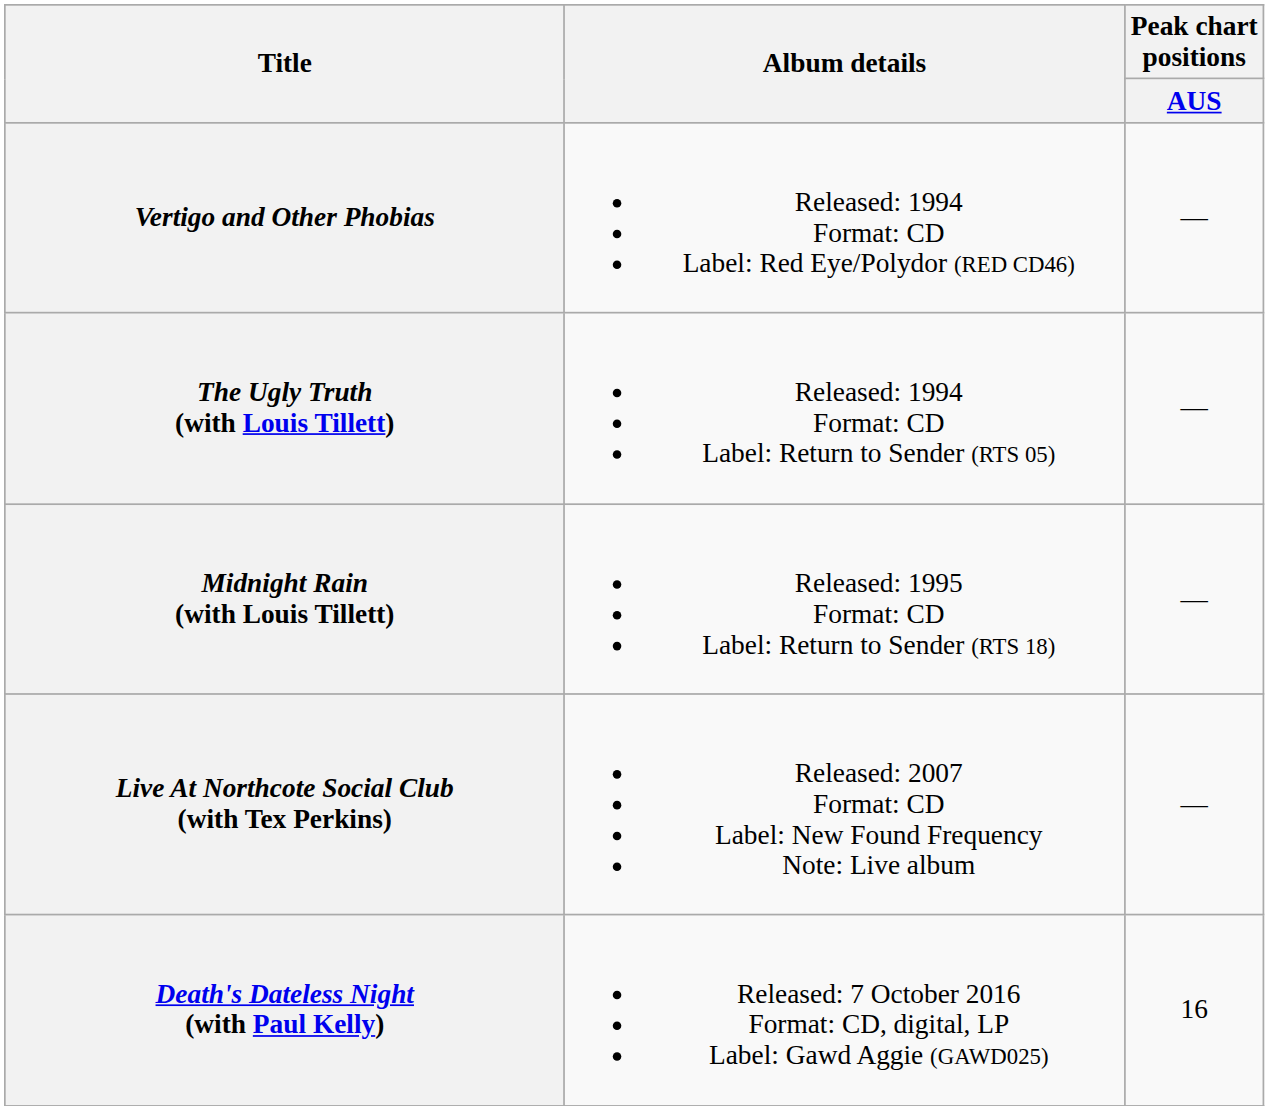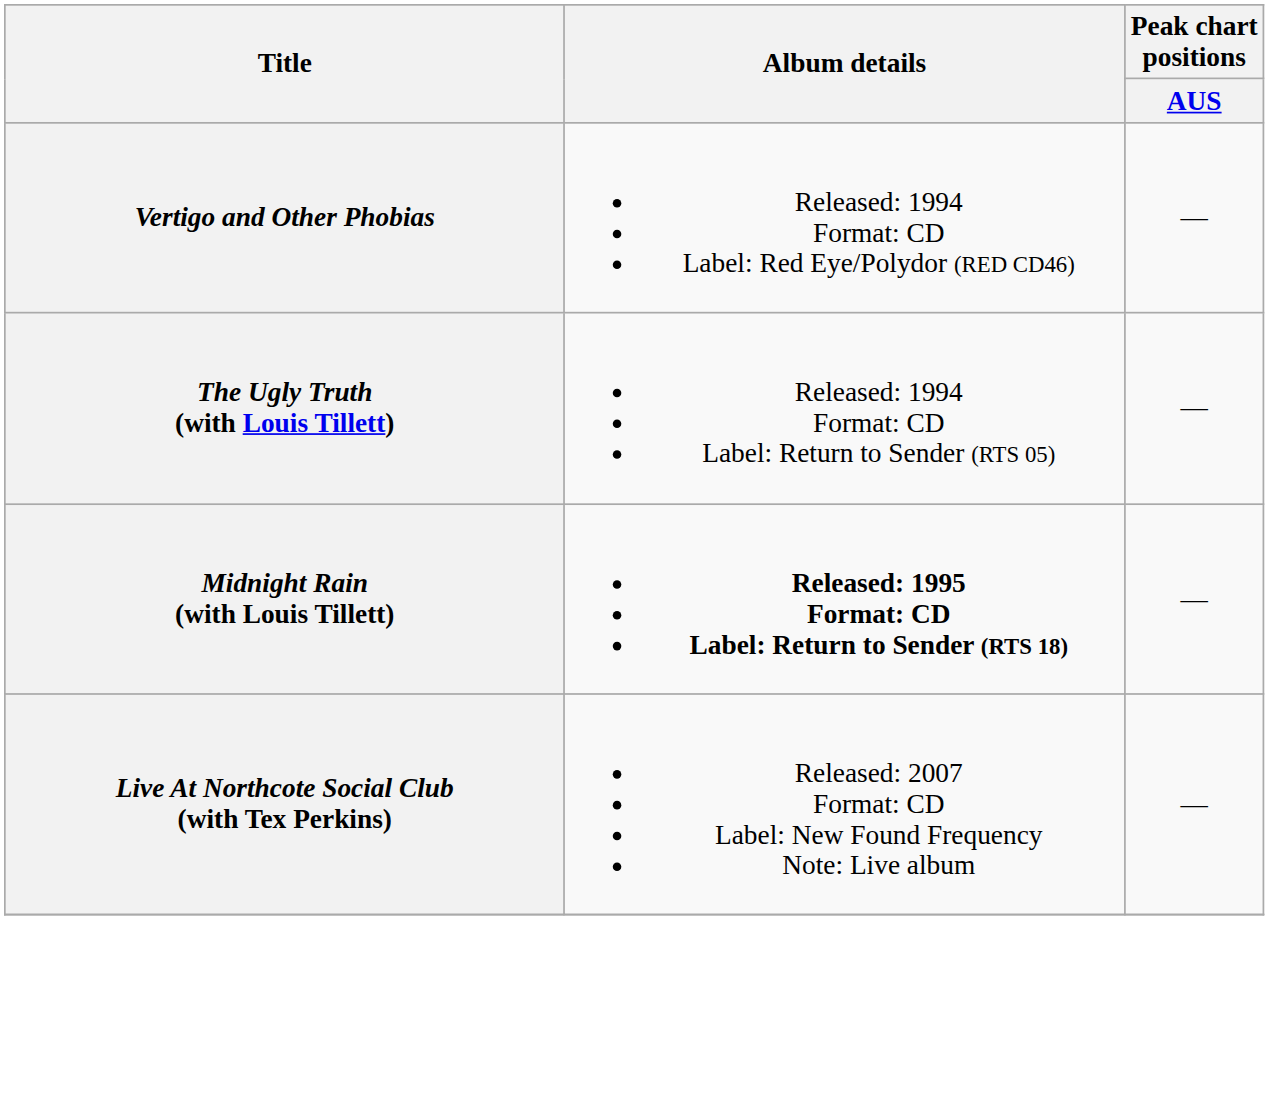(845, 614) normal -> (845, 614) bold
- row: (285, 1009)
